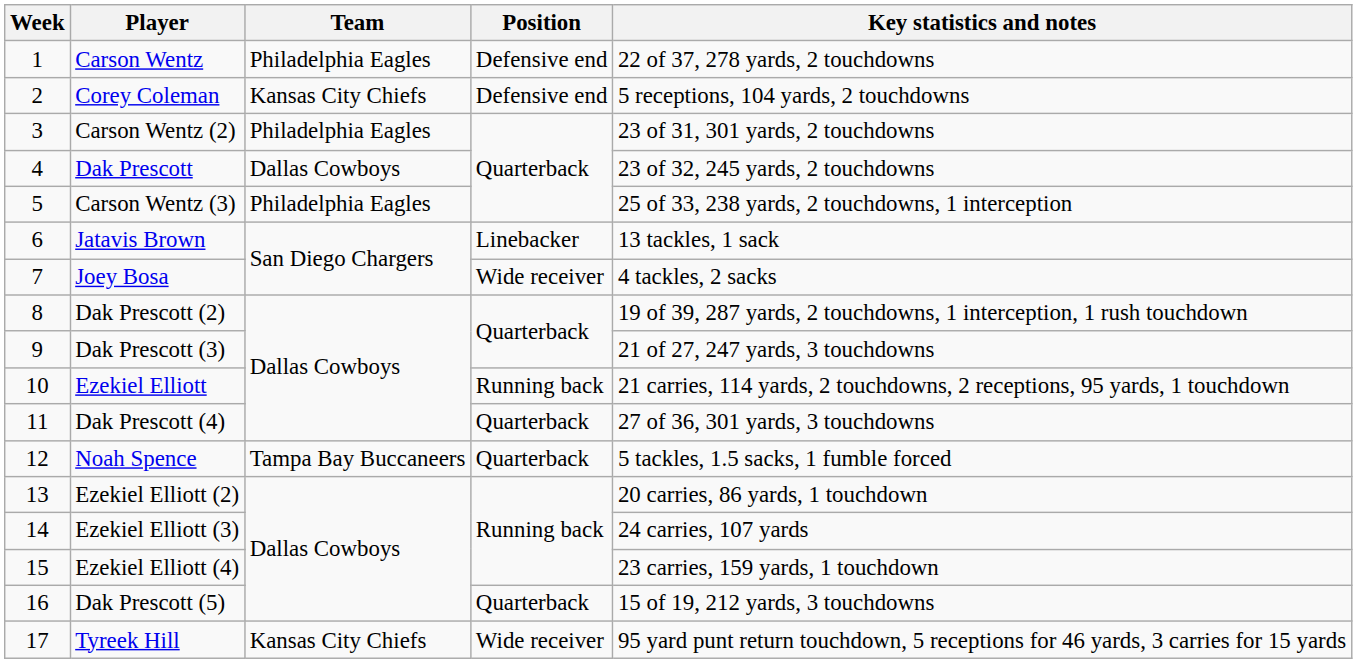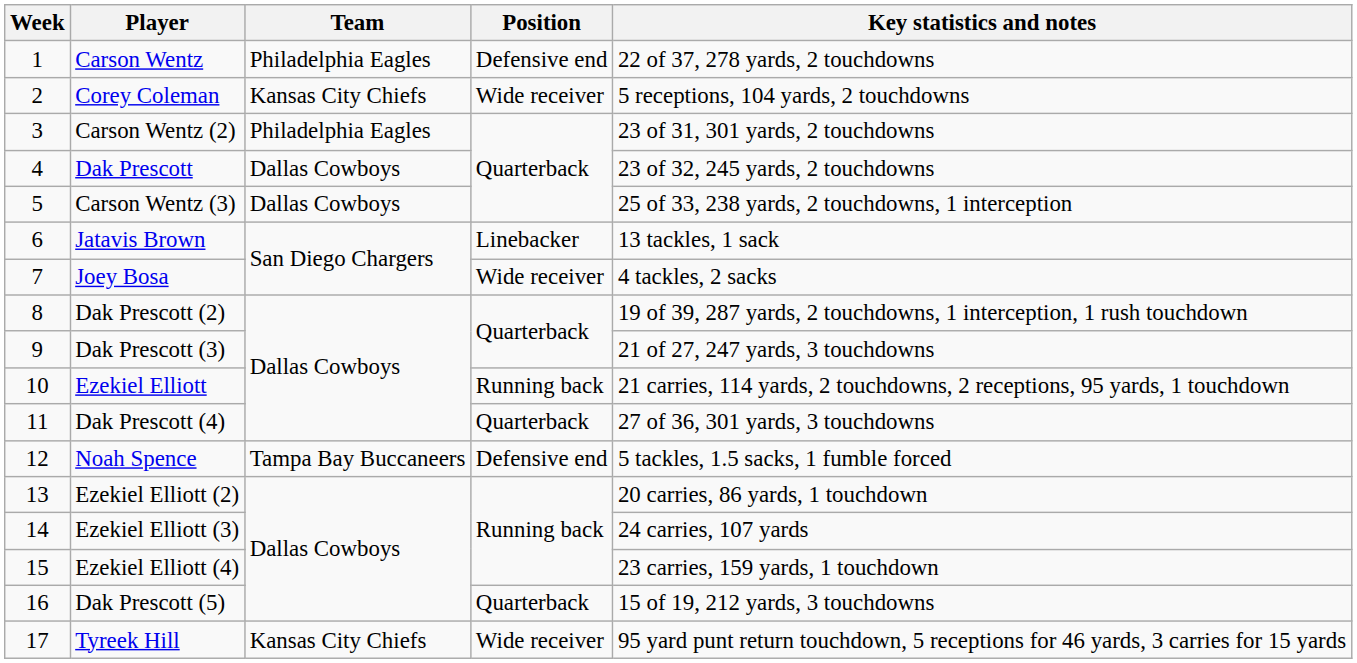(542, 95) Defensive end -> (540, 95) Wide receiver
(340, 204) Philadelphia Eagles -> (325, 204) Dallas Cowboys
(532, 458) Quarterback -> (542, 458) Defensive end
